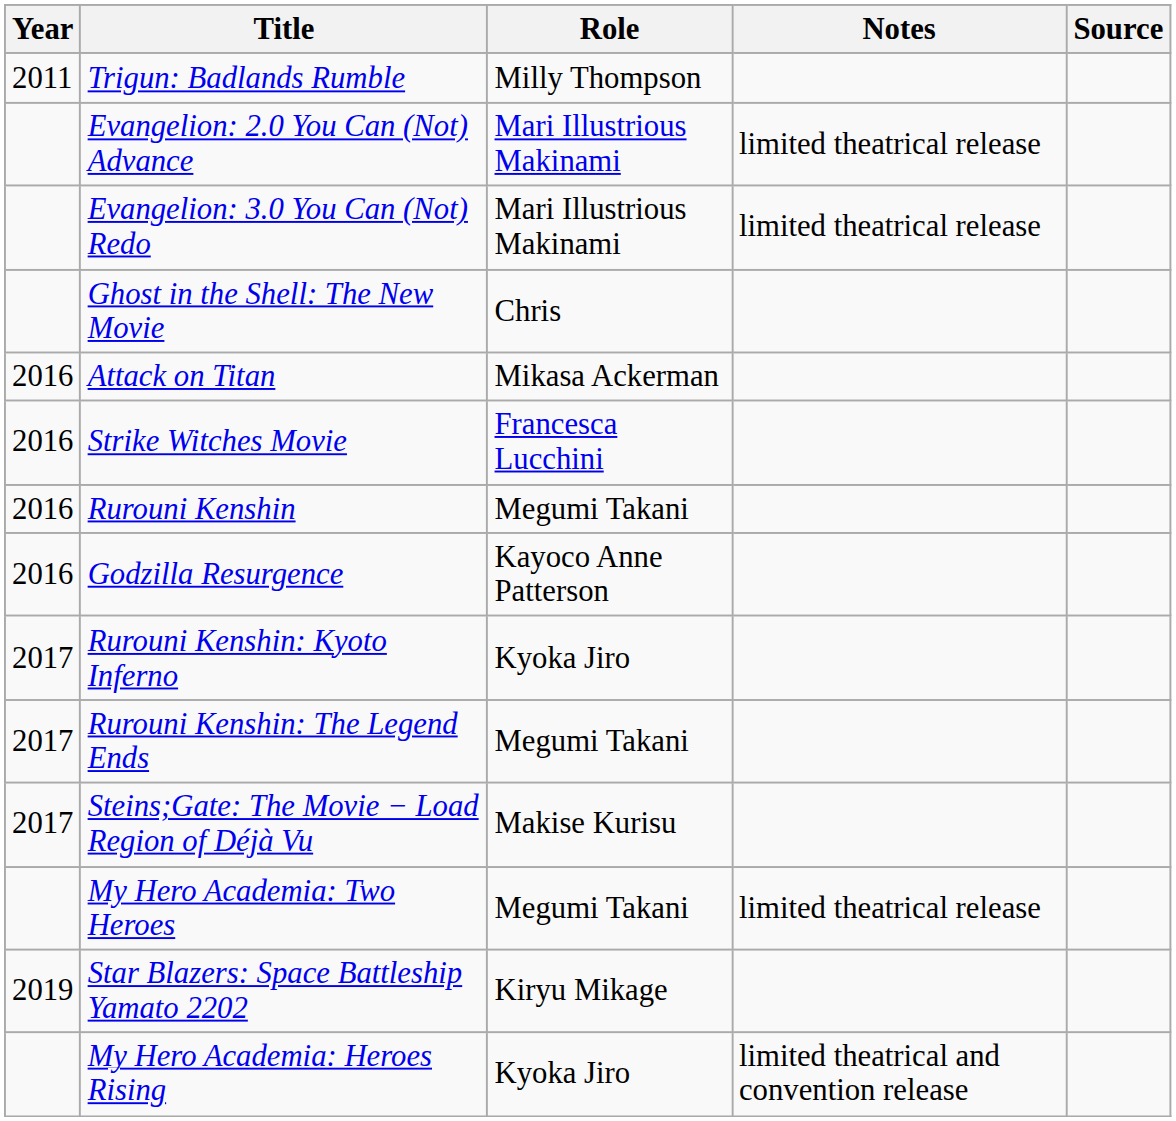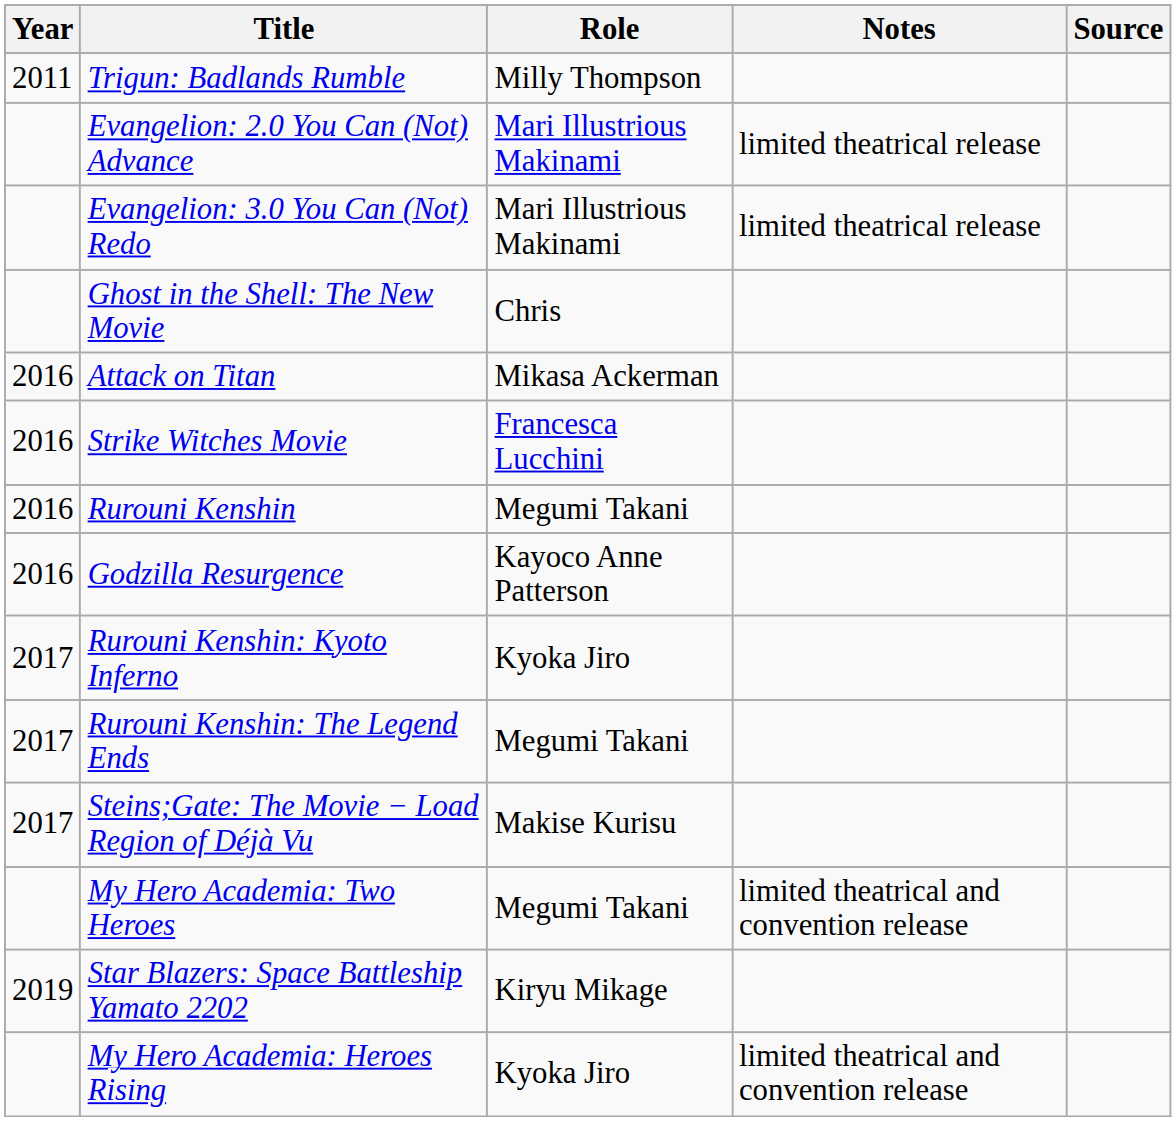(890, 907) limited theatrical release -> (869, 907) limited theatrical and convention release
